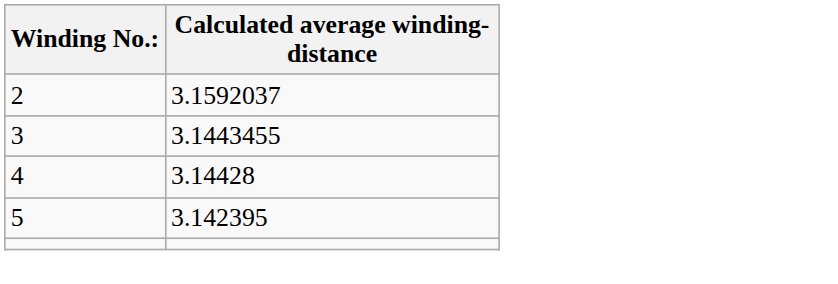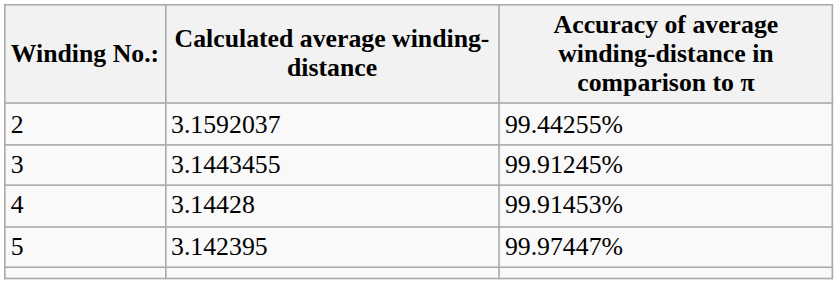+ column: (666, 53)
